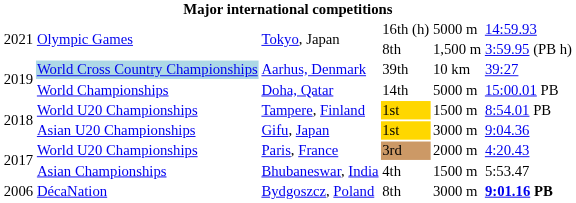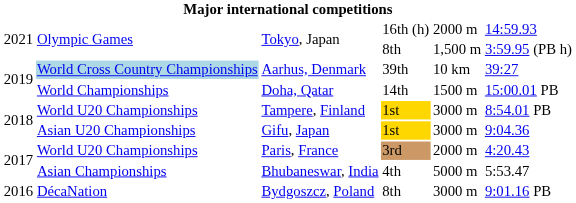(455, 29) 5000 m -> (455, 29) 2000 m
(455, 90) 5000 m -> (455, 90) 1500 m
(455, 110) 1500 m -> (455, 110) 3000 m
(455, 171) 1500 m -> (455, 171) 5000 m
(18, 191) 2006 -> (18, 191) 2016
(519, 191) bold -> (518, 191) normal
